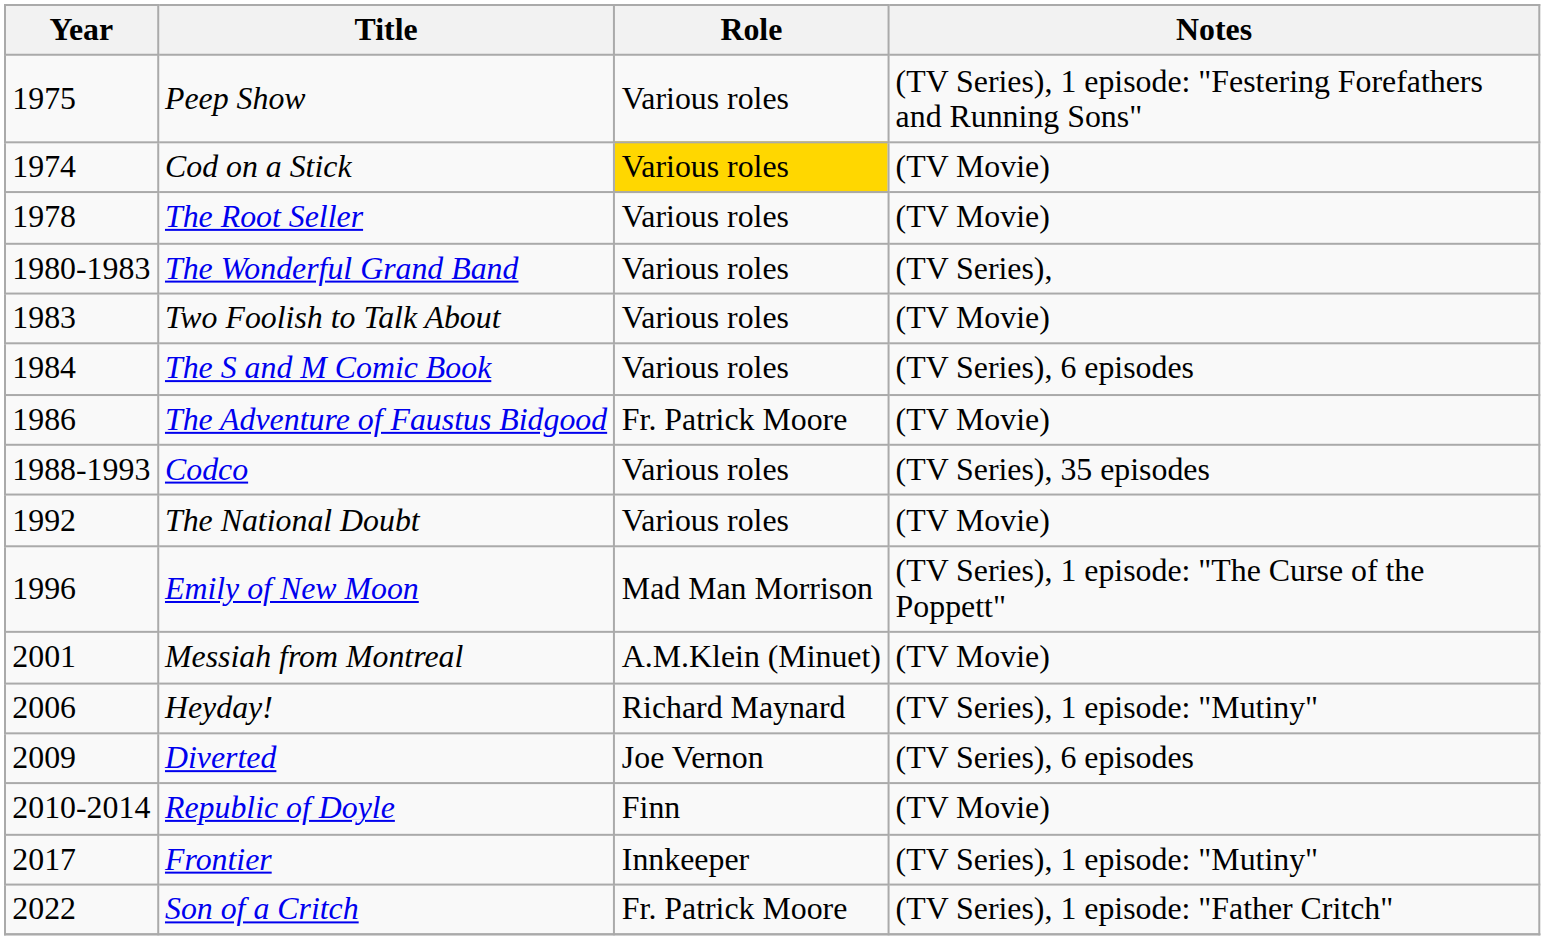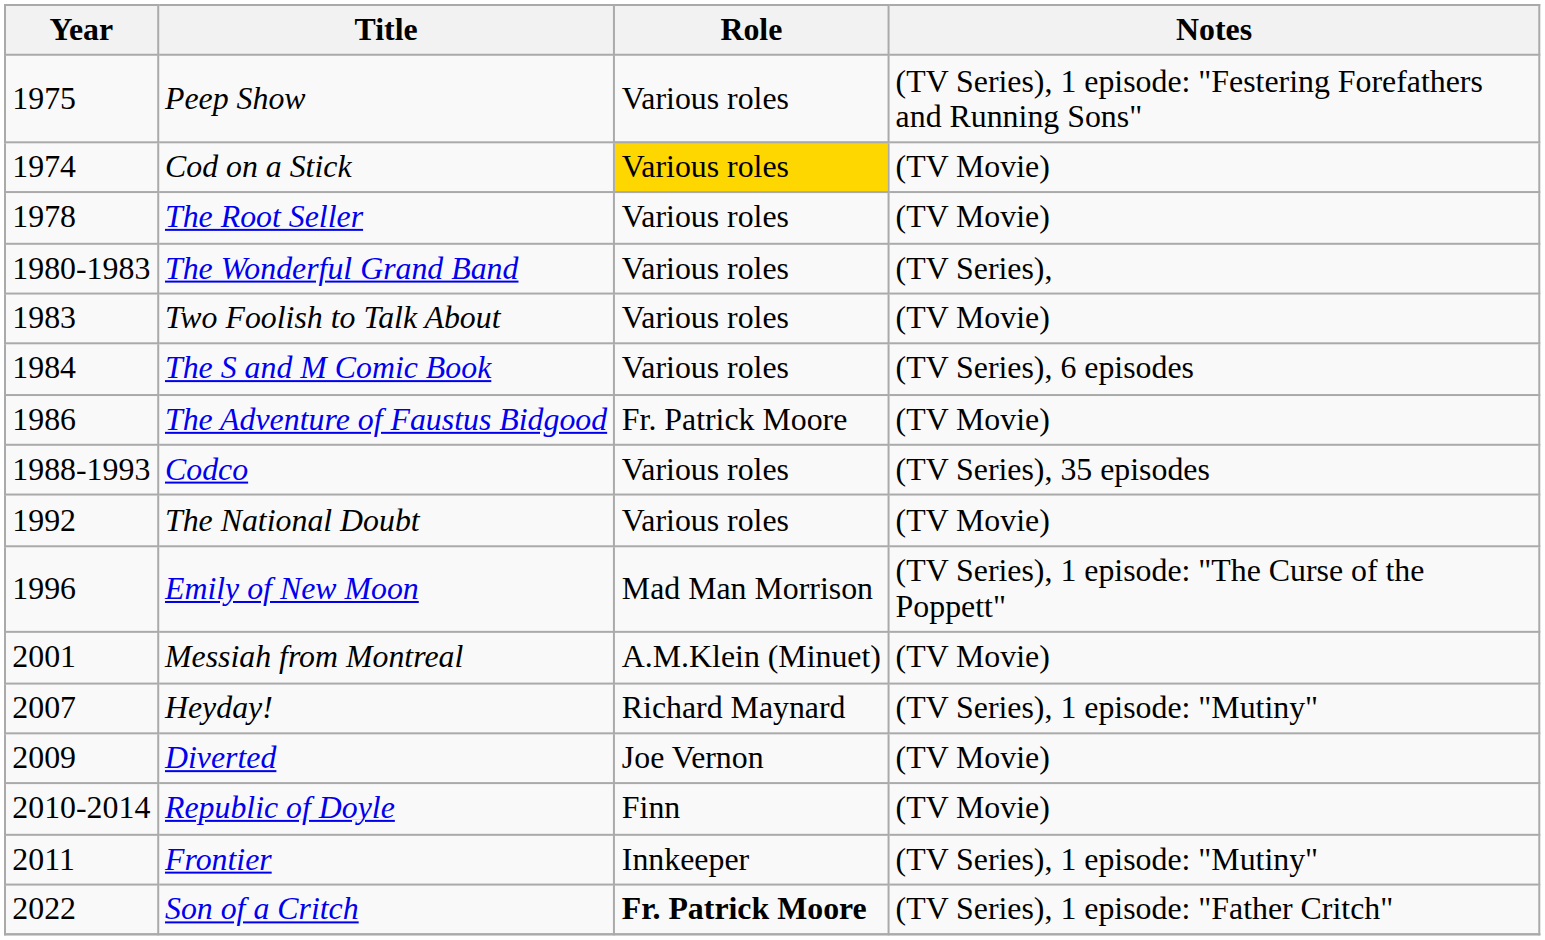(44, 707) 2006 -> (44, 707) 2007
(1045, 757) (TV Series), 6 episodes -> (973, 757) (TV Movie)
(44, 858) 2017 -> (44, 858) 2011
(735, 909) normal -> (744, 909) bold
